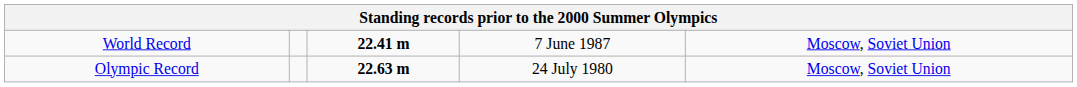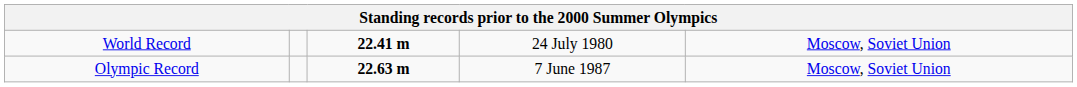(572, 42) 7 June 1987 -> (572, 42) 24 July 1980
(572, 68) 24 July 1980 -> (572, 68) 7 June 1987
